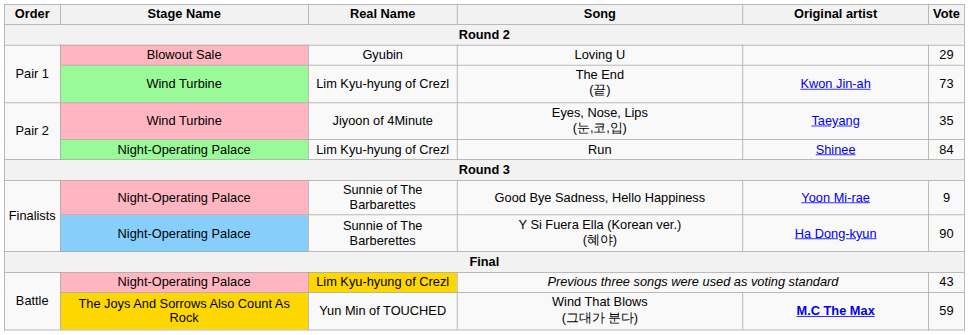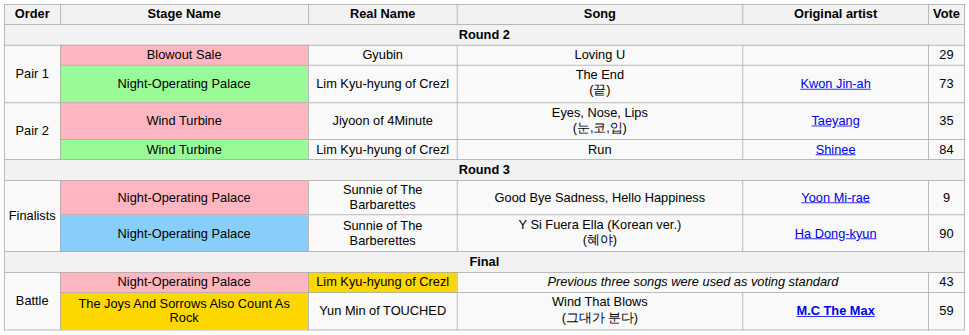(184, 83) Wind Turbine -> (184, 83) Night-Operating Palace
(184, 149) Night-Operating Palace -> (184, 149) Wind Turbine
